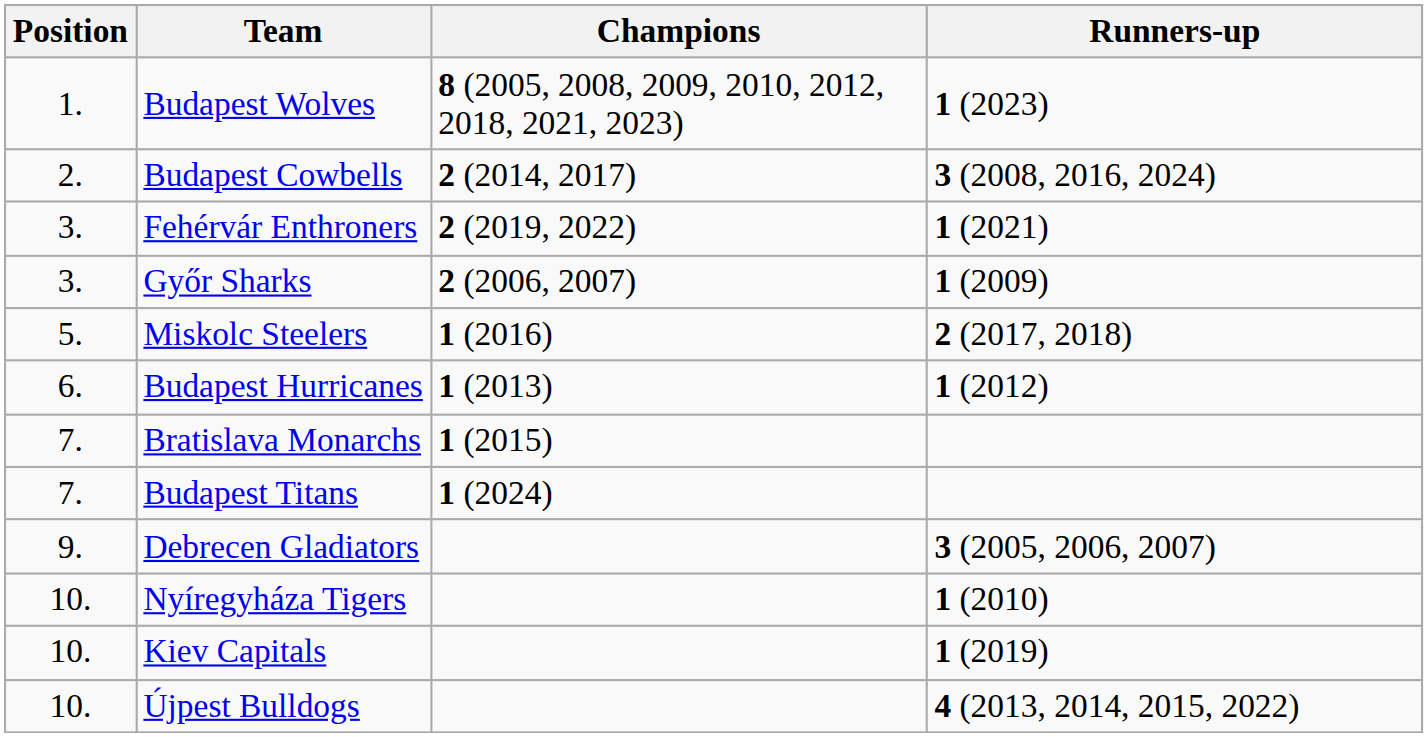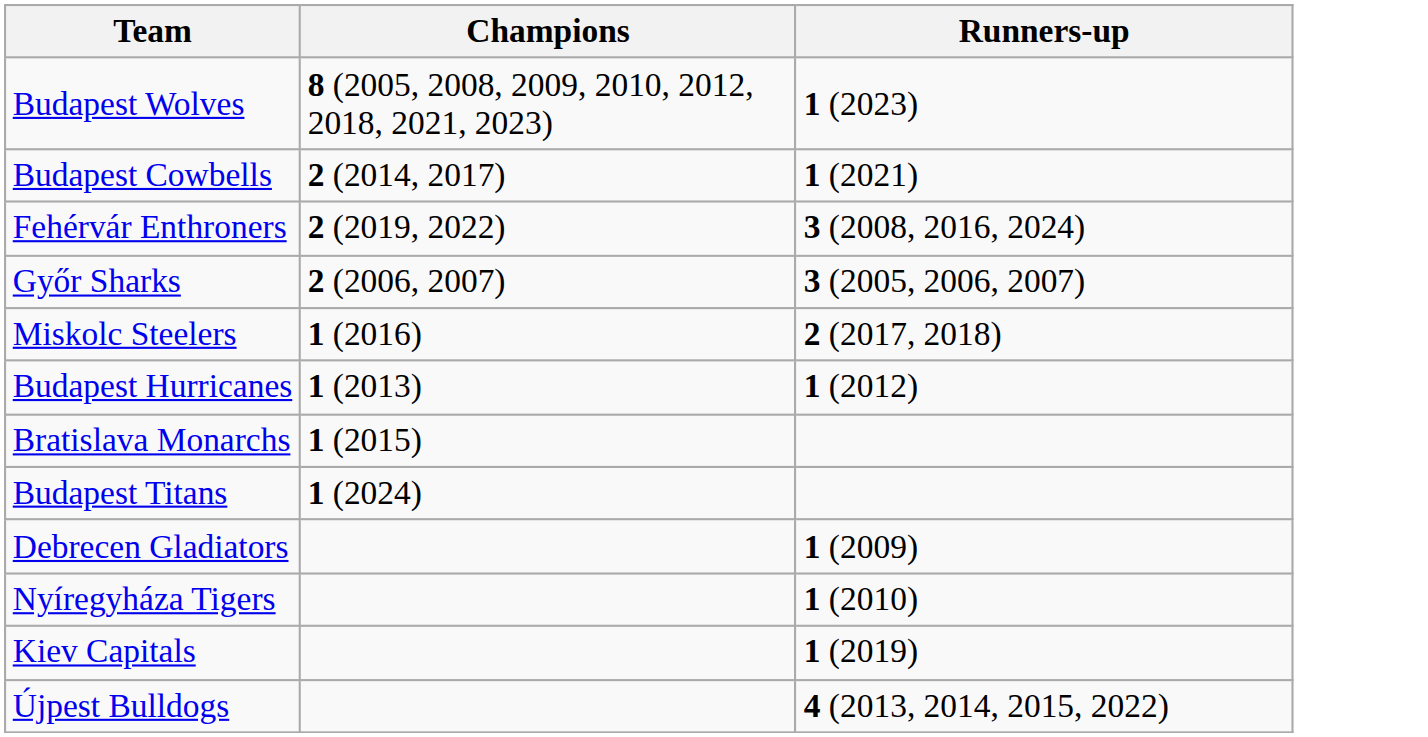- column: (70, 31)
(1075, 174) 3 (2008, 2016, 2024) -> (861, 174) 1 (2021)
(992, 227) 1 (2021) -> (944, 227) 3 (2008, 2016, 2024)
(992, 280) 1 (2009) -> (944, 280) 3 (2005, 2006, 2007)
(1075, 545) 3 (2005, 2006, 2007) -> (861, 545) 1 (2009)
